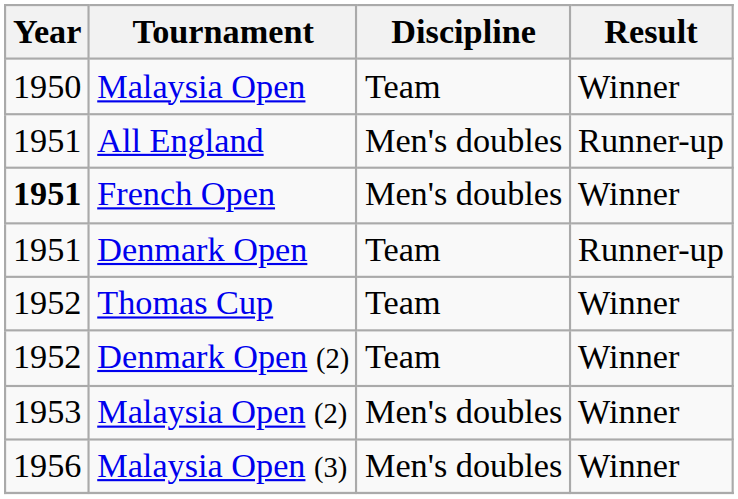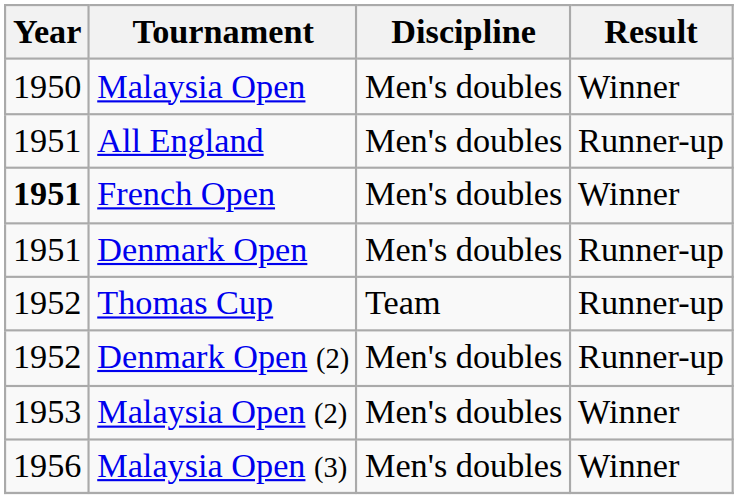(403, 85) Team -> (464, 85) Men's doubles
(403, 248) Team -> (464, 248) Men's doubles
(629, 303) Winner -> (651, 303) Runner-up
(403, 357) Team -> (464, 357) Men's doubles
(629, 357) Winner -> (651, 357) Runner-up
